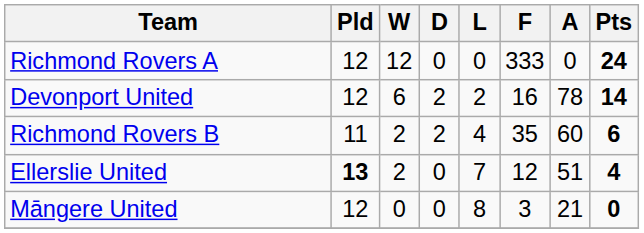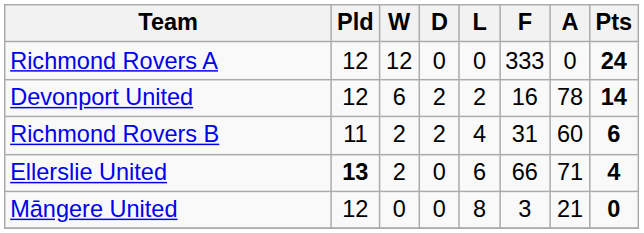(525, 135) 35 -> (525, 135) 31
(480, 172) 7 -> (480, 172) 6
(525, 172) 12 -> (525, 172) 66
(570, 172) 51 -> (570, 172) 71
